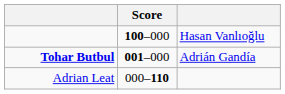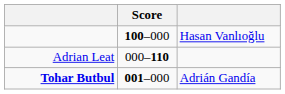rows swapped: (77, 57) <-> (83, 78)
